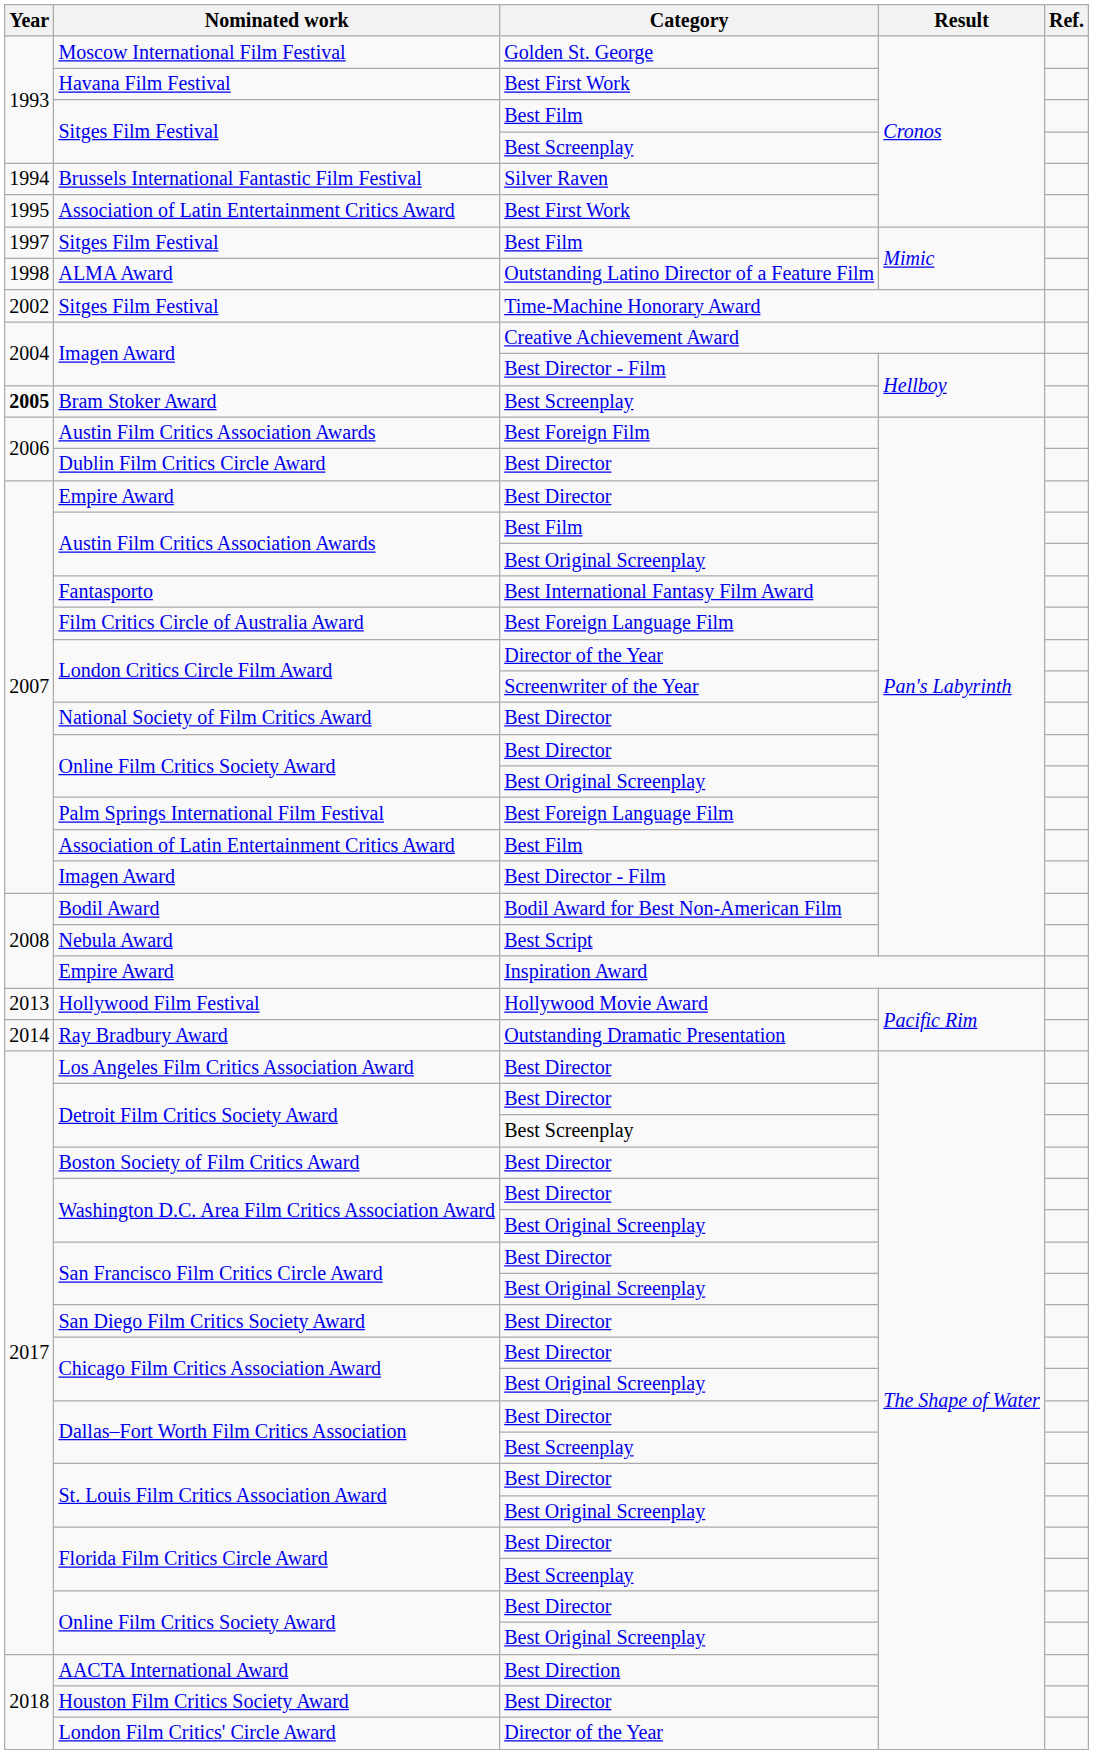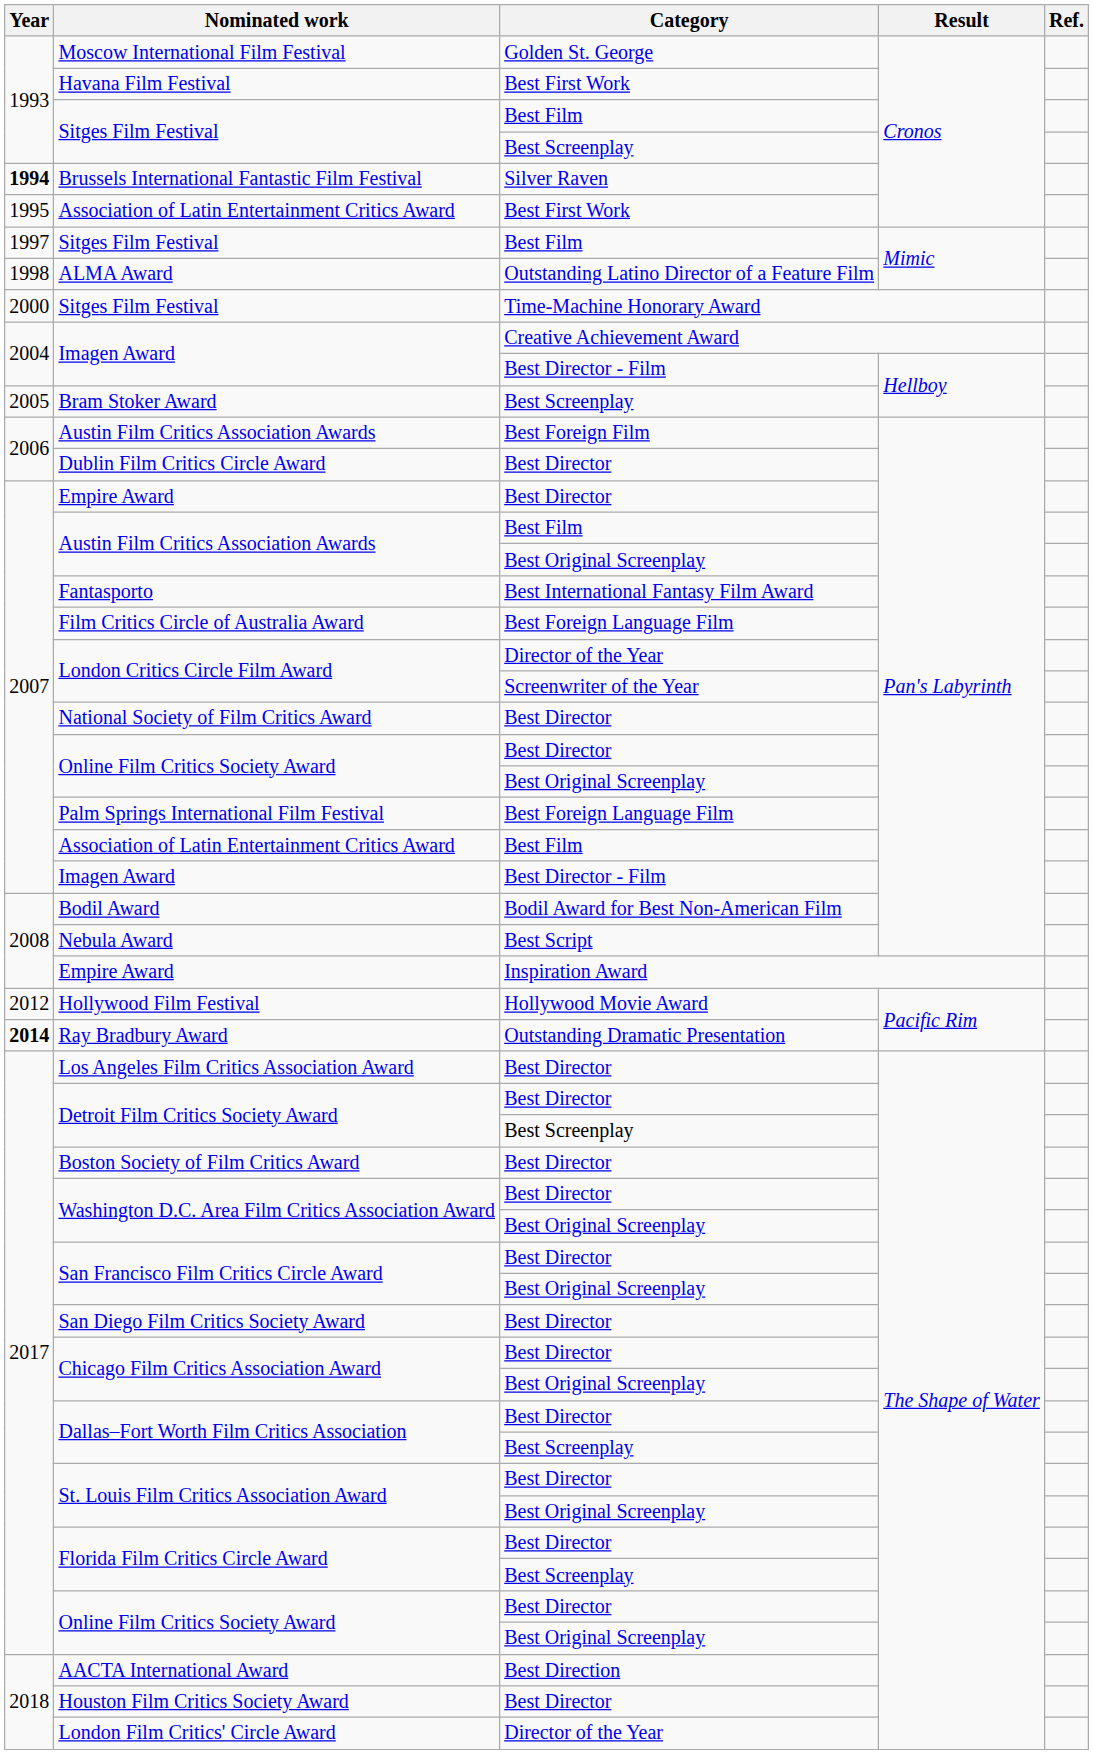(29, 178) normal -> (29, 178) bold
(29, 305) 2002 -> (29, 305) 2000
(29, 400) bold -> (29, 400) normal
(29, 1003) 2013 -> (29, 1003) 2012
(29, 1035) normal -> (29, 1035) bold
